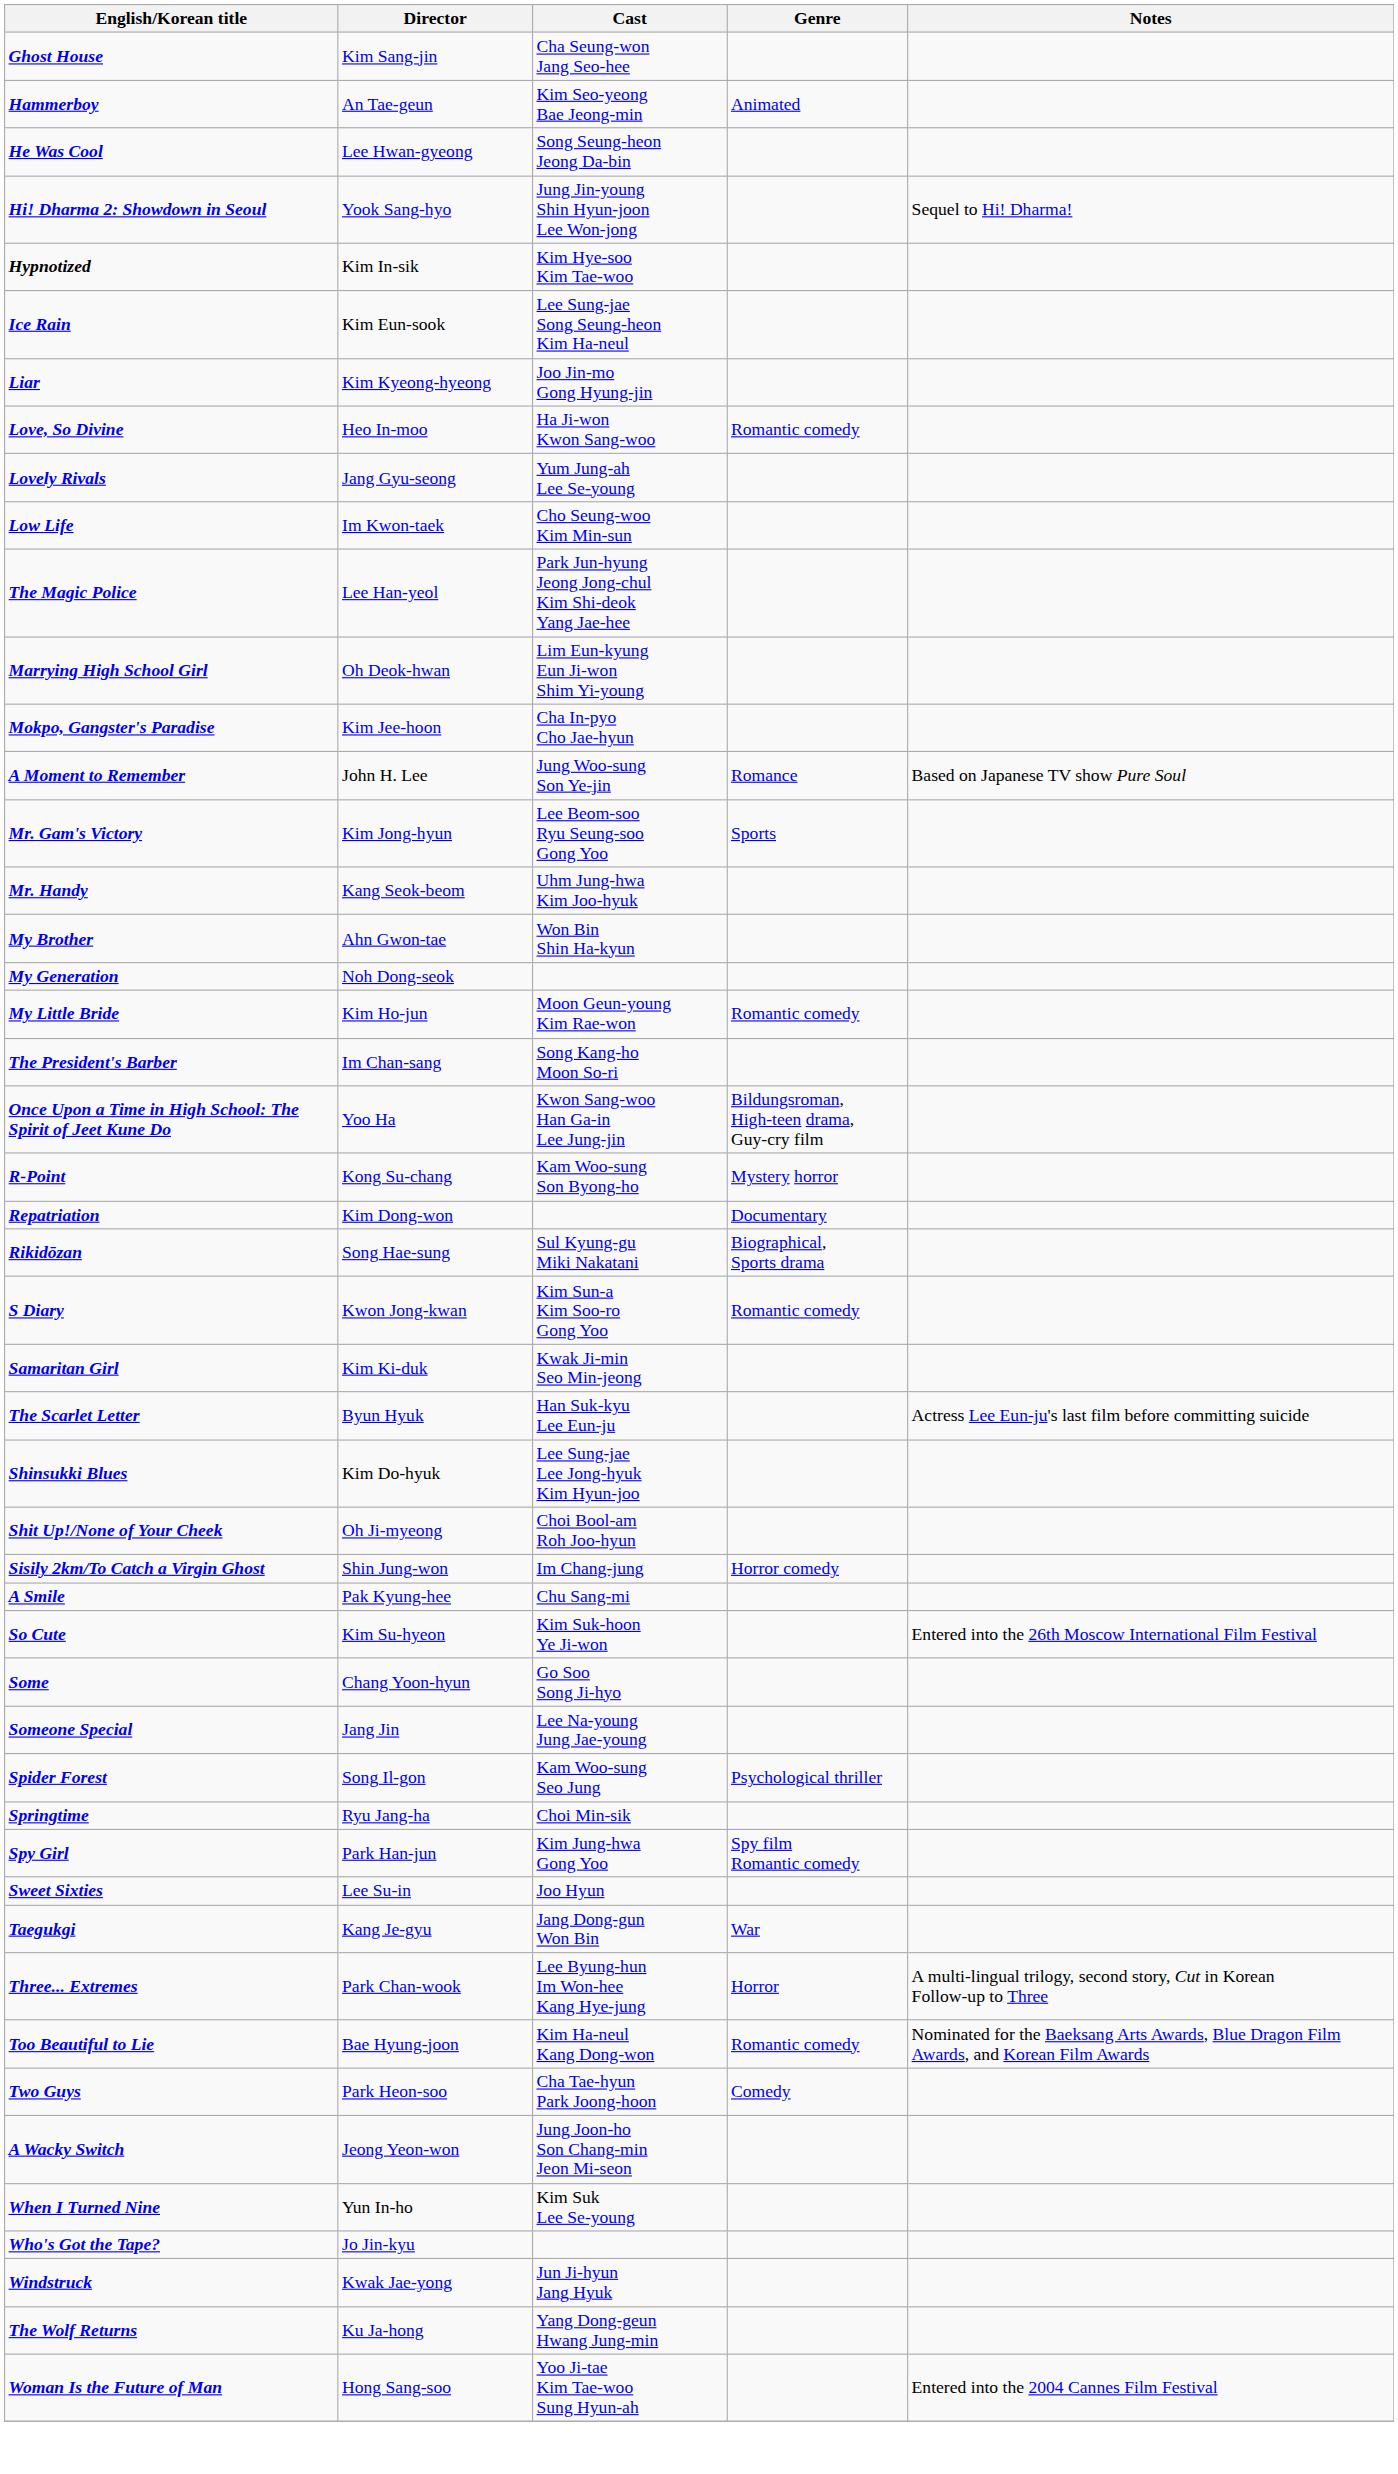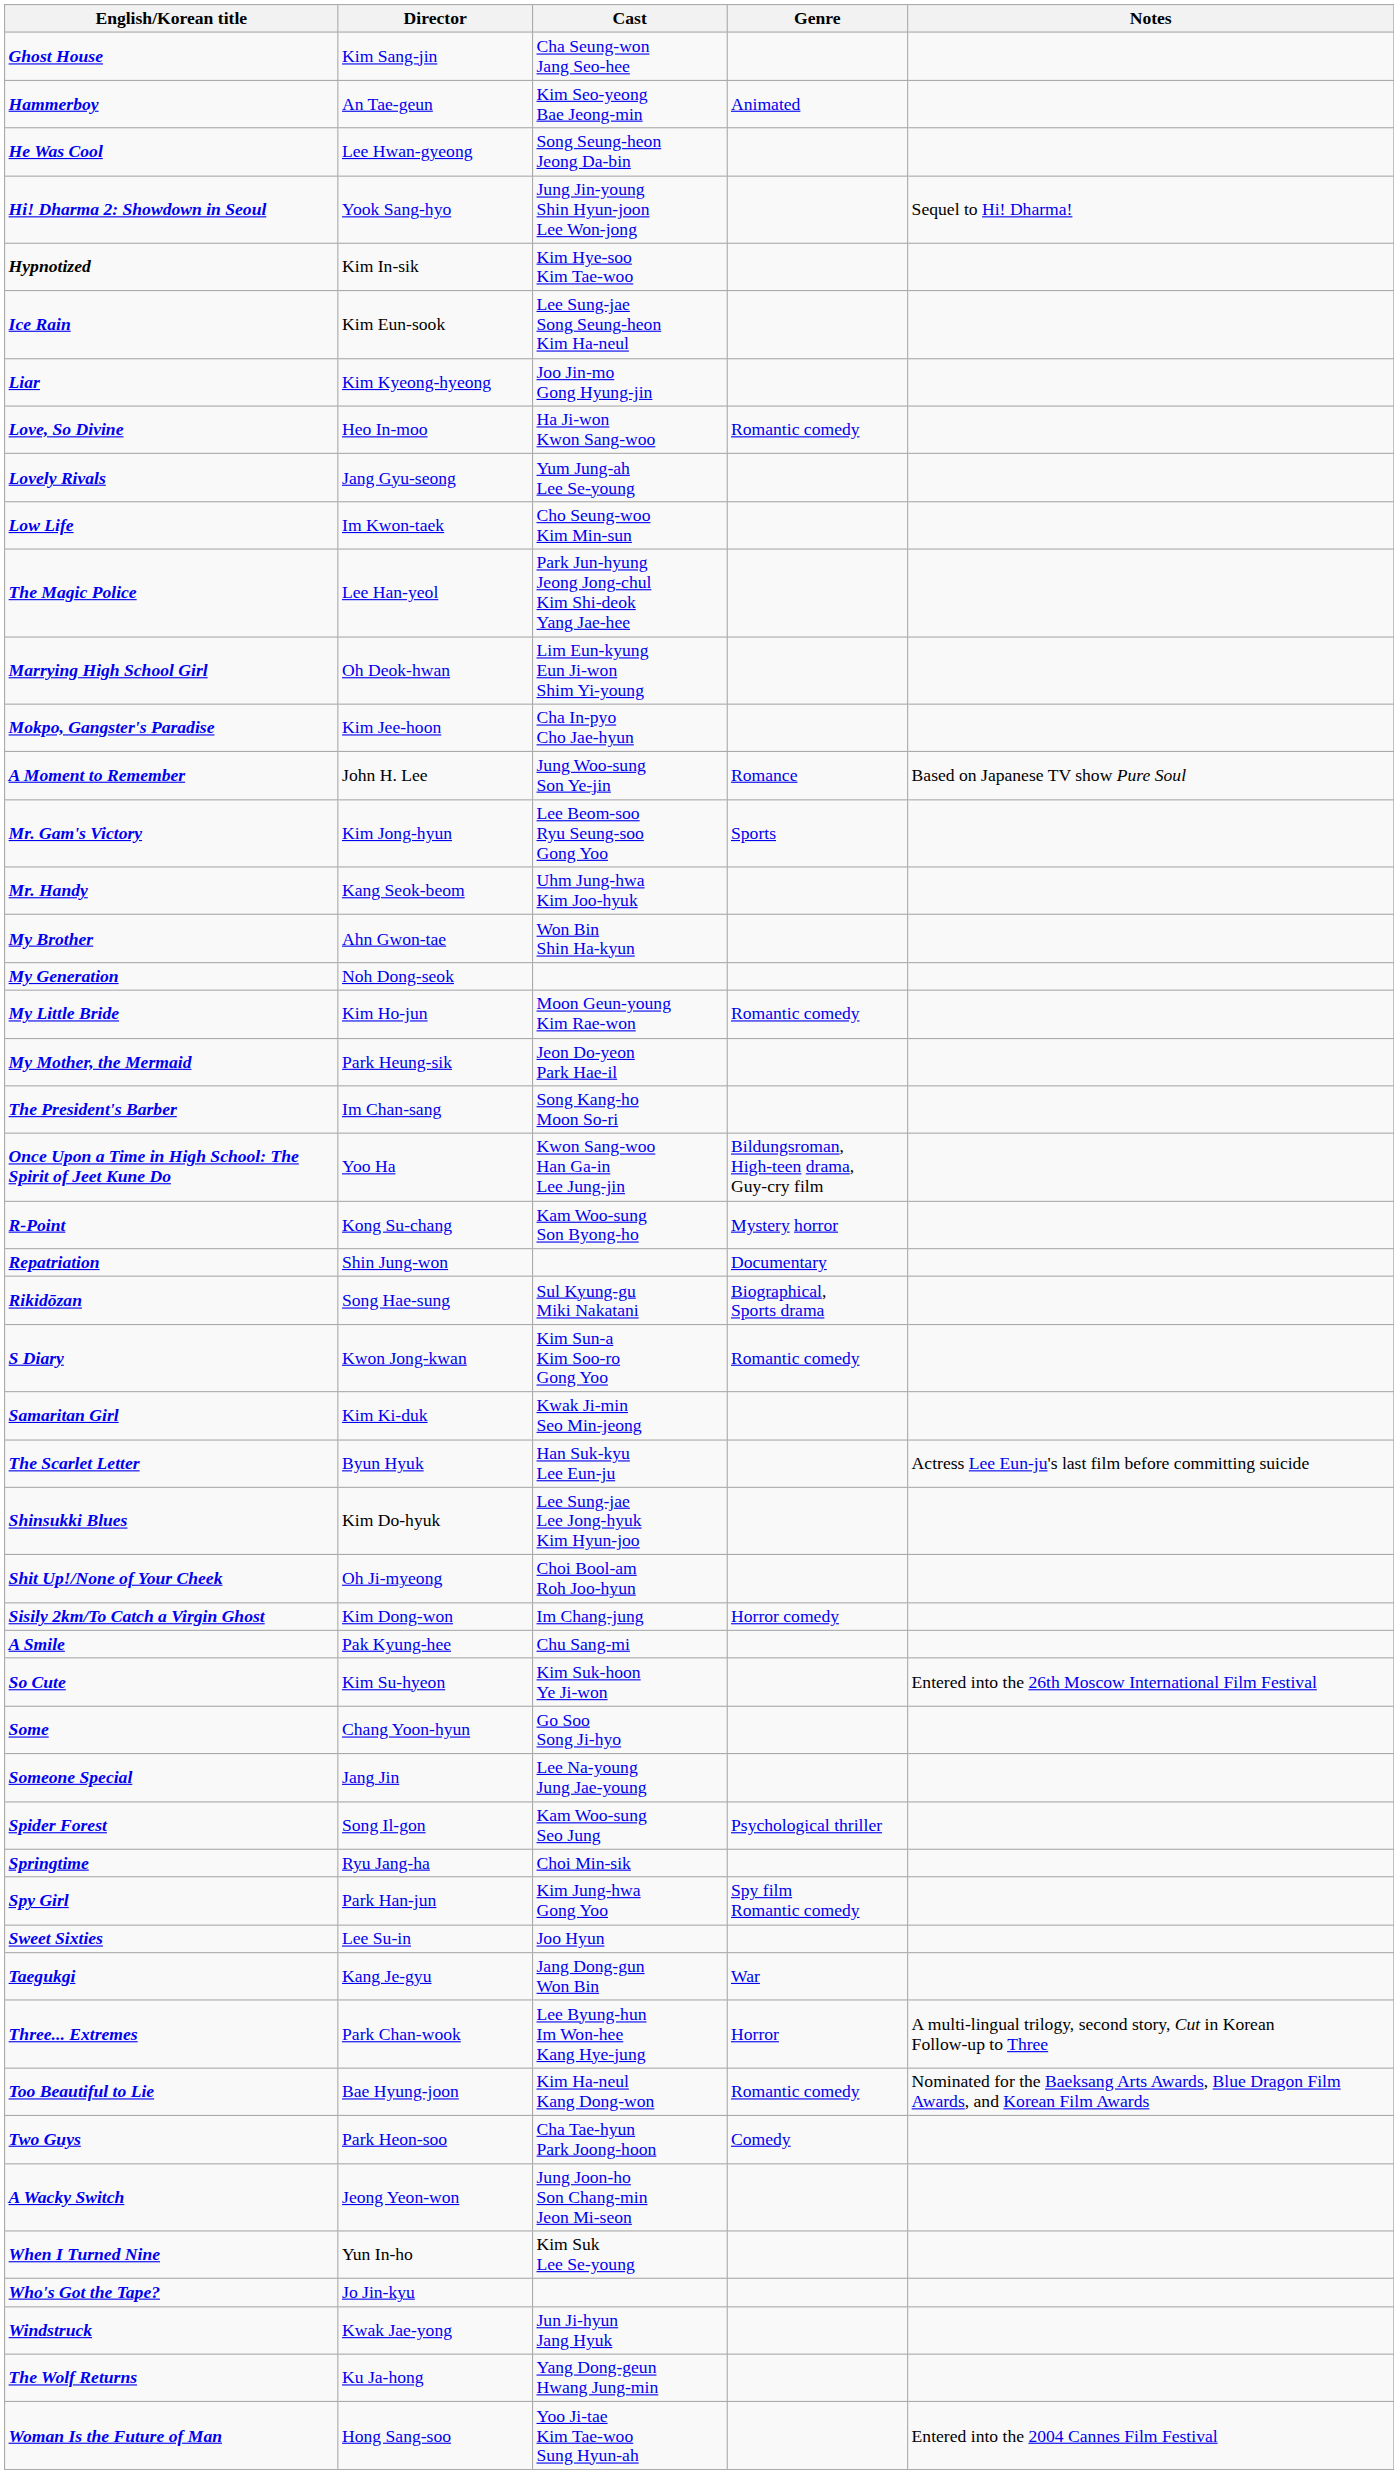+ row: (100, 1061)
(398, 1214) Kim Dong-won -> (395, 1262) Shin Jung-won
(395, 1568) Shin Jung-won -> (398, 1616) Kim Dong-won
